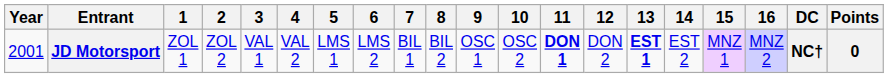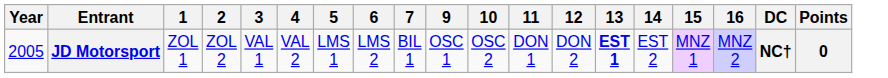- column: (441, 17)
(26, 51) 2001 -> (26, 51) 2005
(562, 51) bold -> (531, 51) normal
